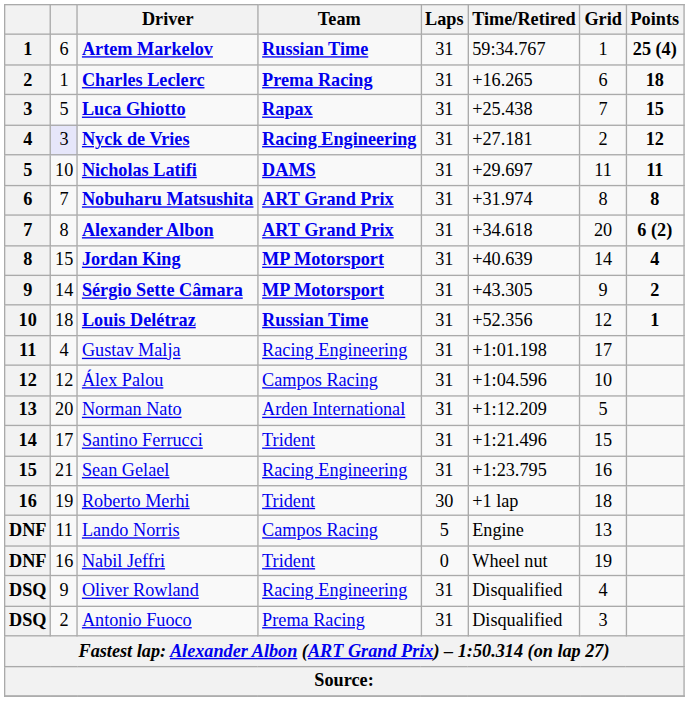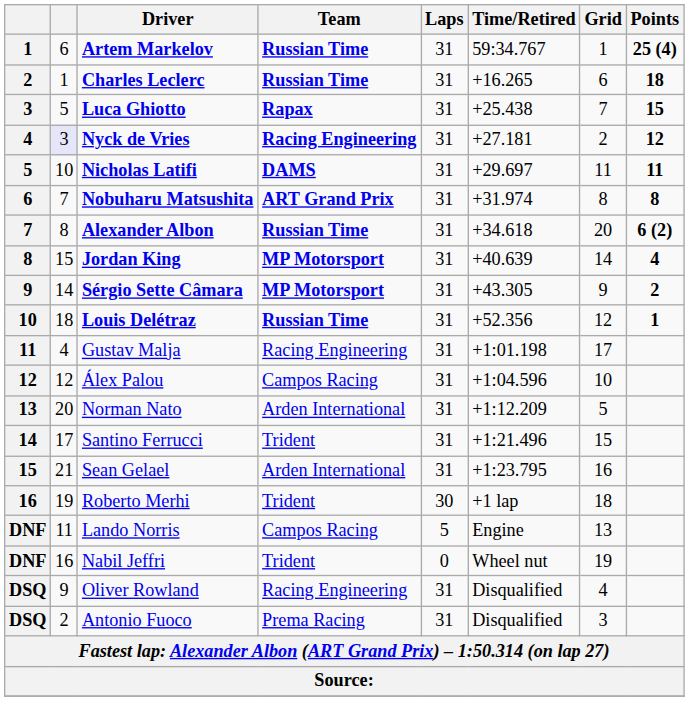(317, 79) Prema Racing -> (315, 79) Russian Time
(328, 229) ART Grand Prix -> (315, 229) Russian Time
(335, 470) Racing Engineering -> (334, 470) Arden International
